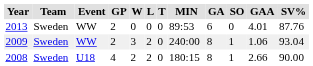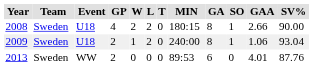rows swapped: (16, 57) <-> (16, 26)
(86, 42) WW -> (85, 42) U18
(133, 42) 3 -> (133, 42) 1
